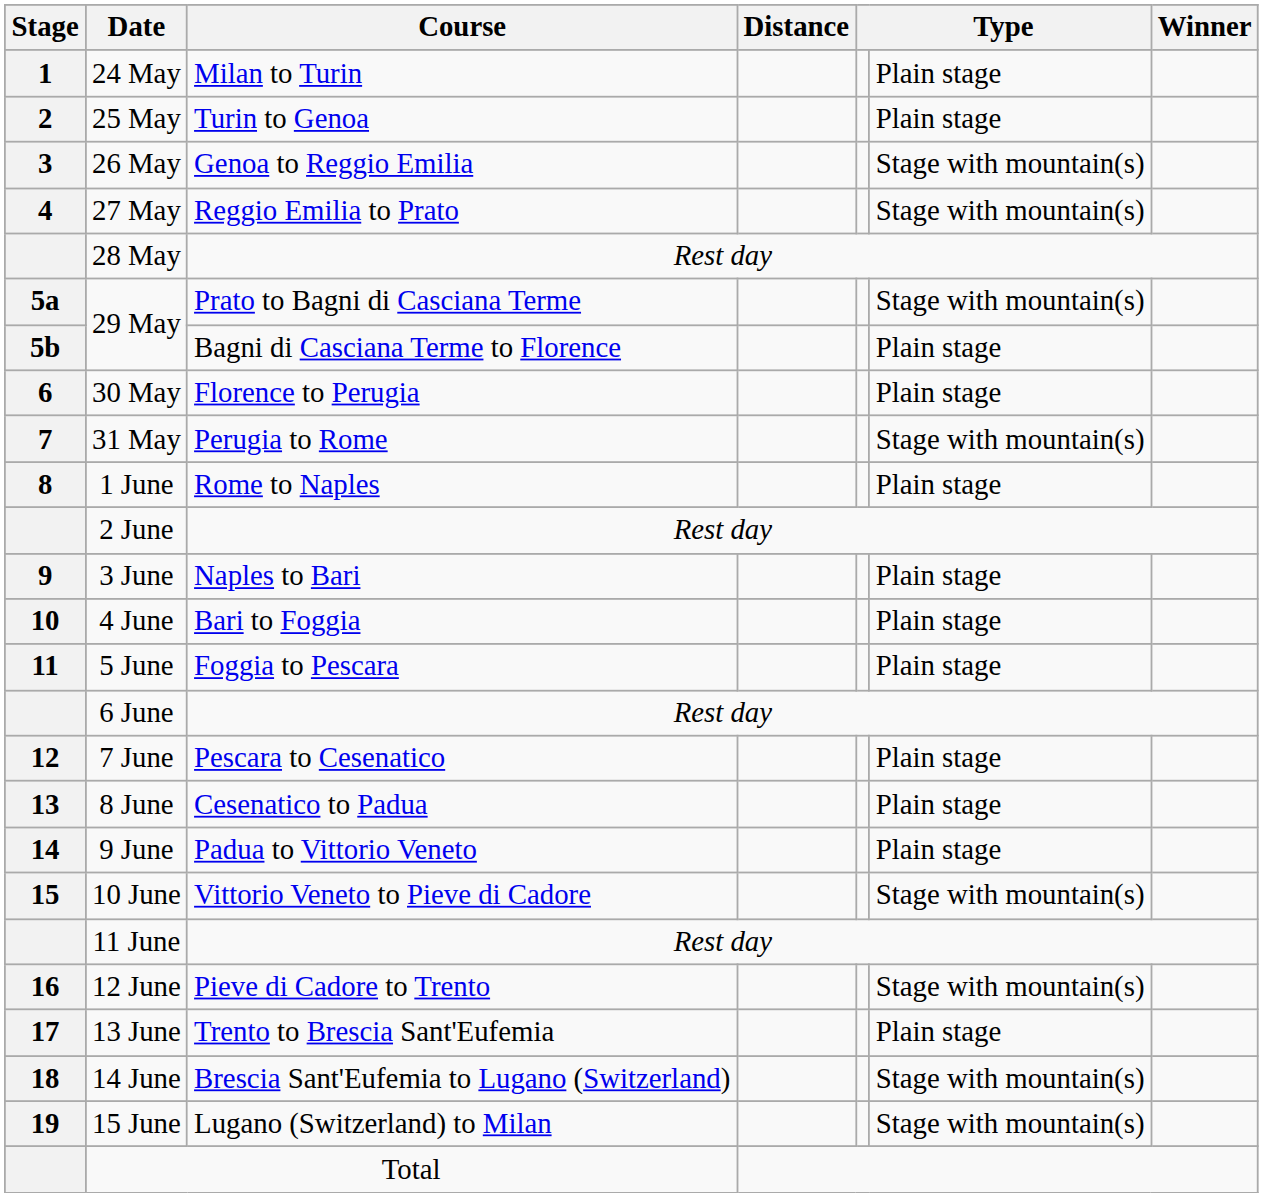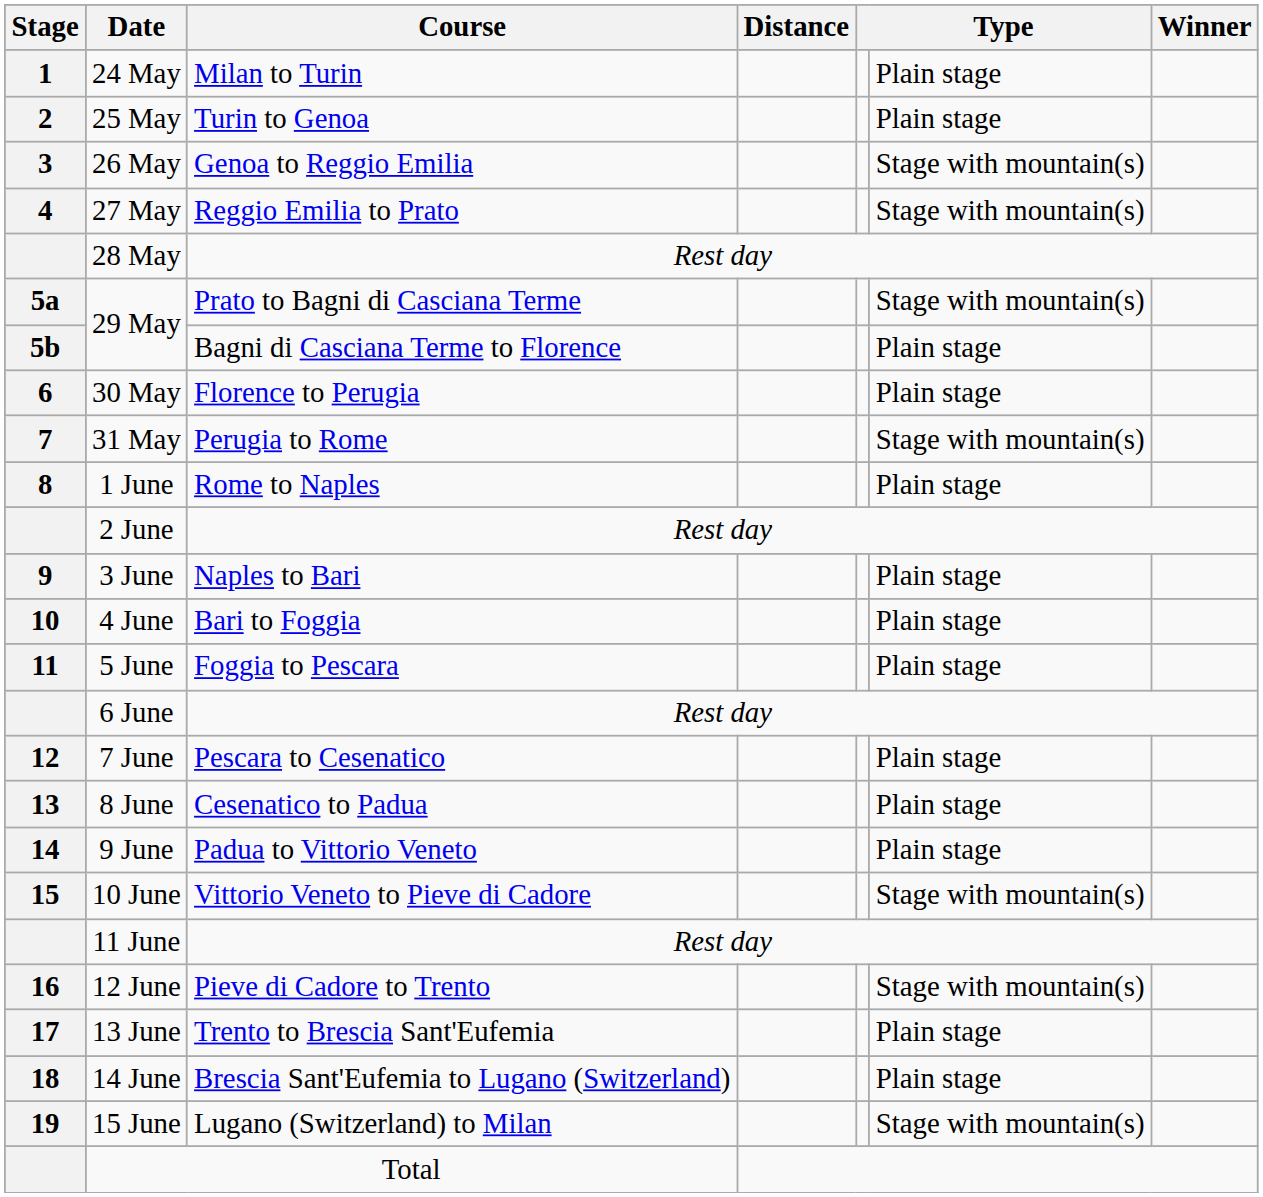(1010, 1077) Stage with mountain(s) -> (938, 1077) Plain stage
